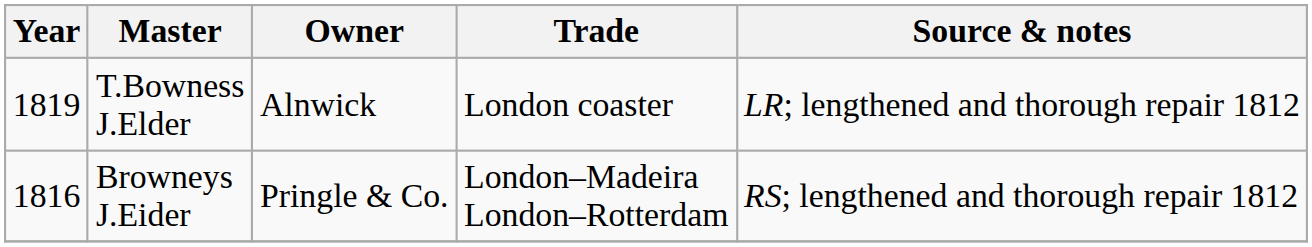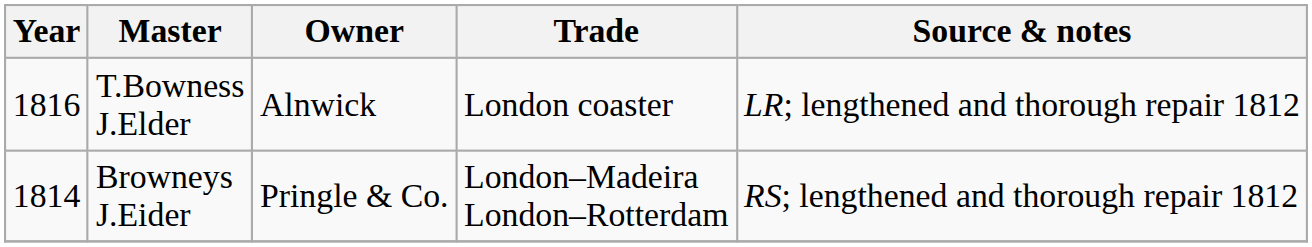(47, 103) 1819 -> (47, 103) 1816
(47, 195) 1816 -> (47, 195) 1814
